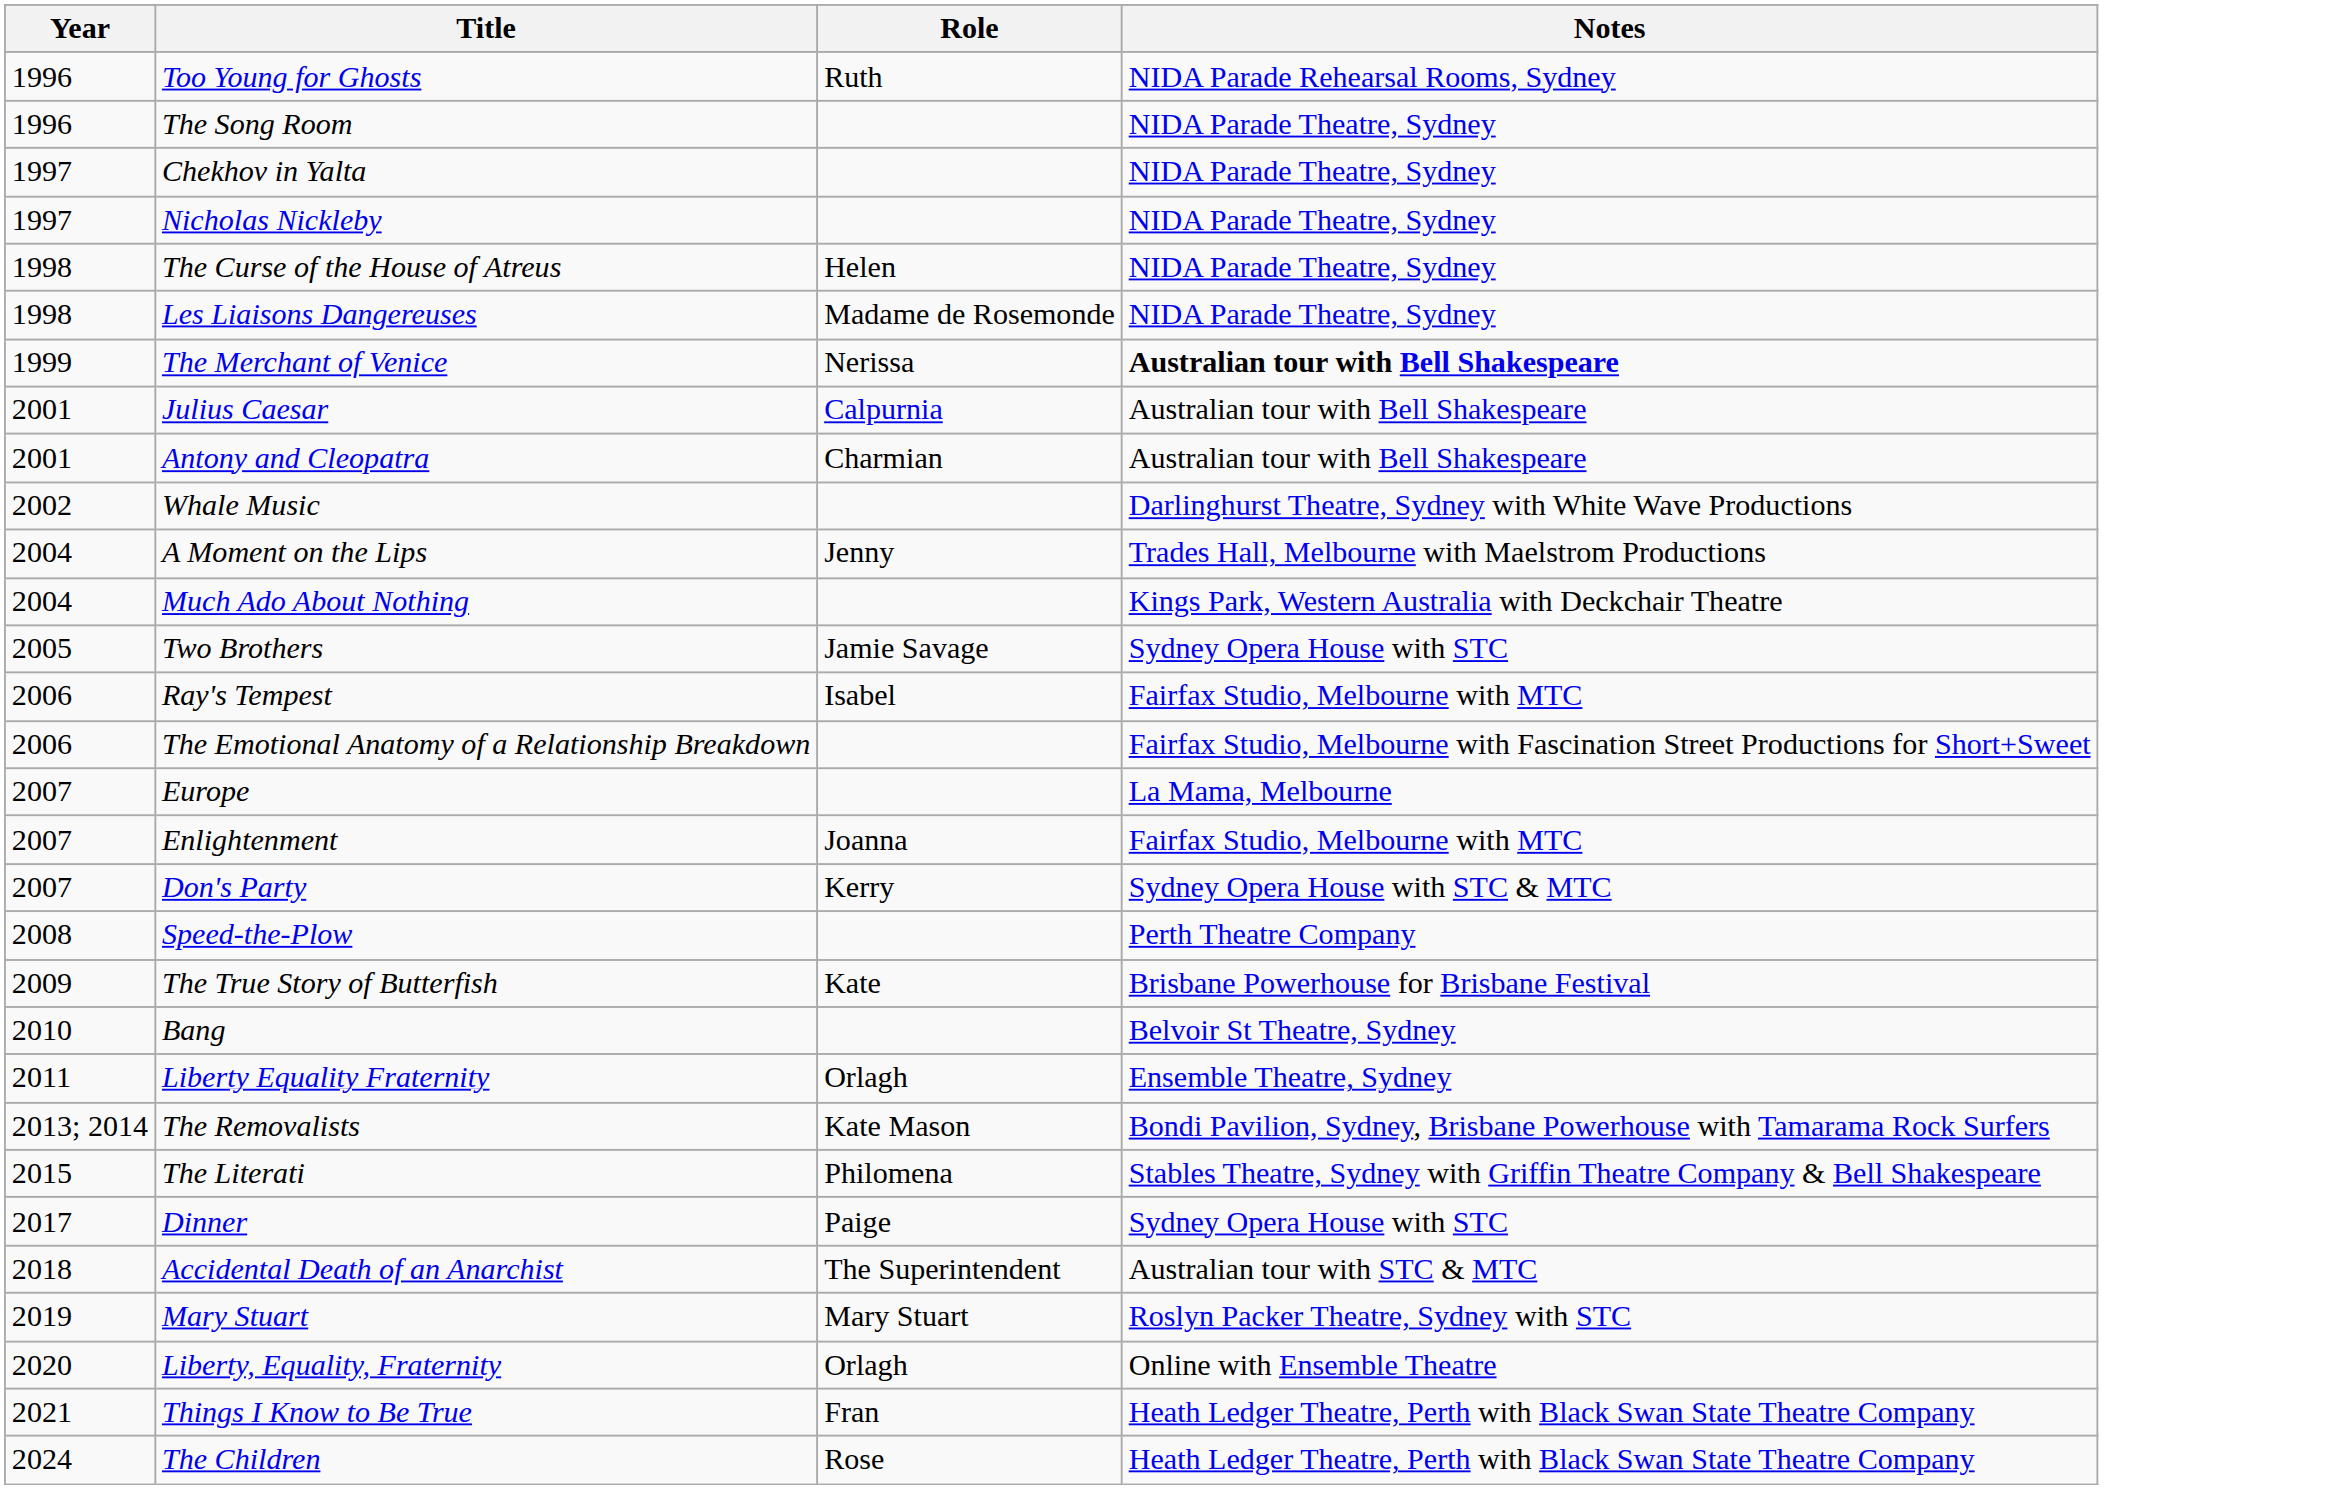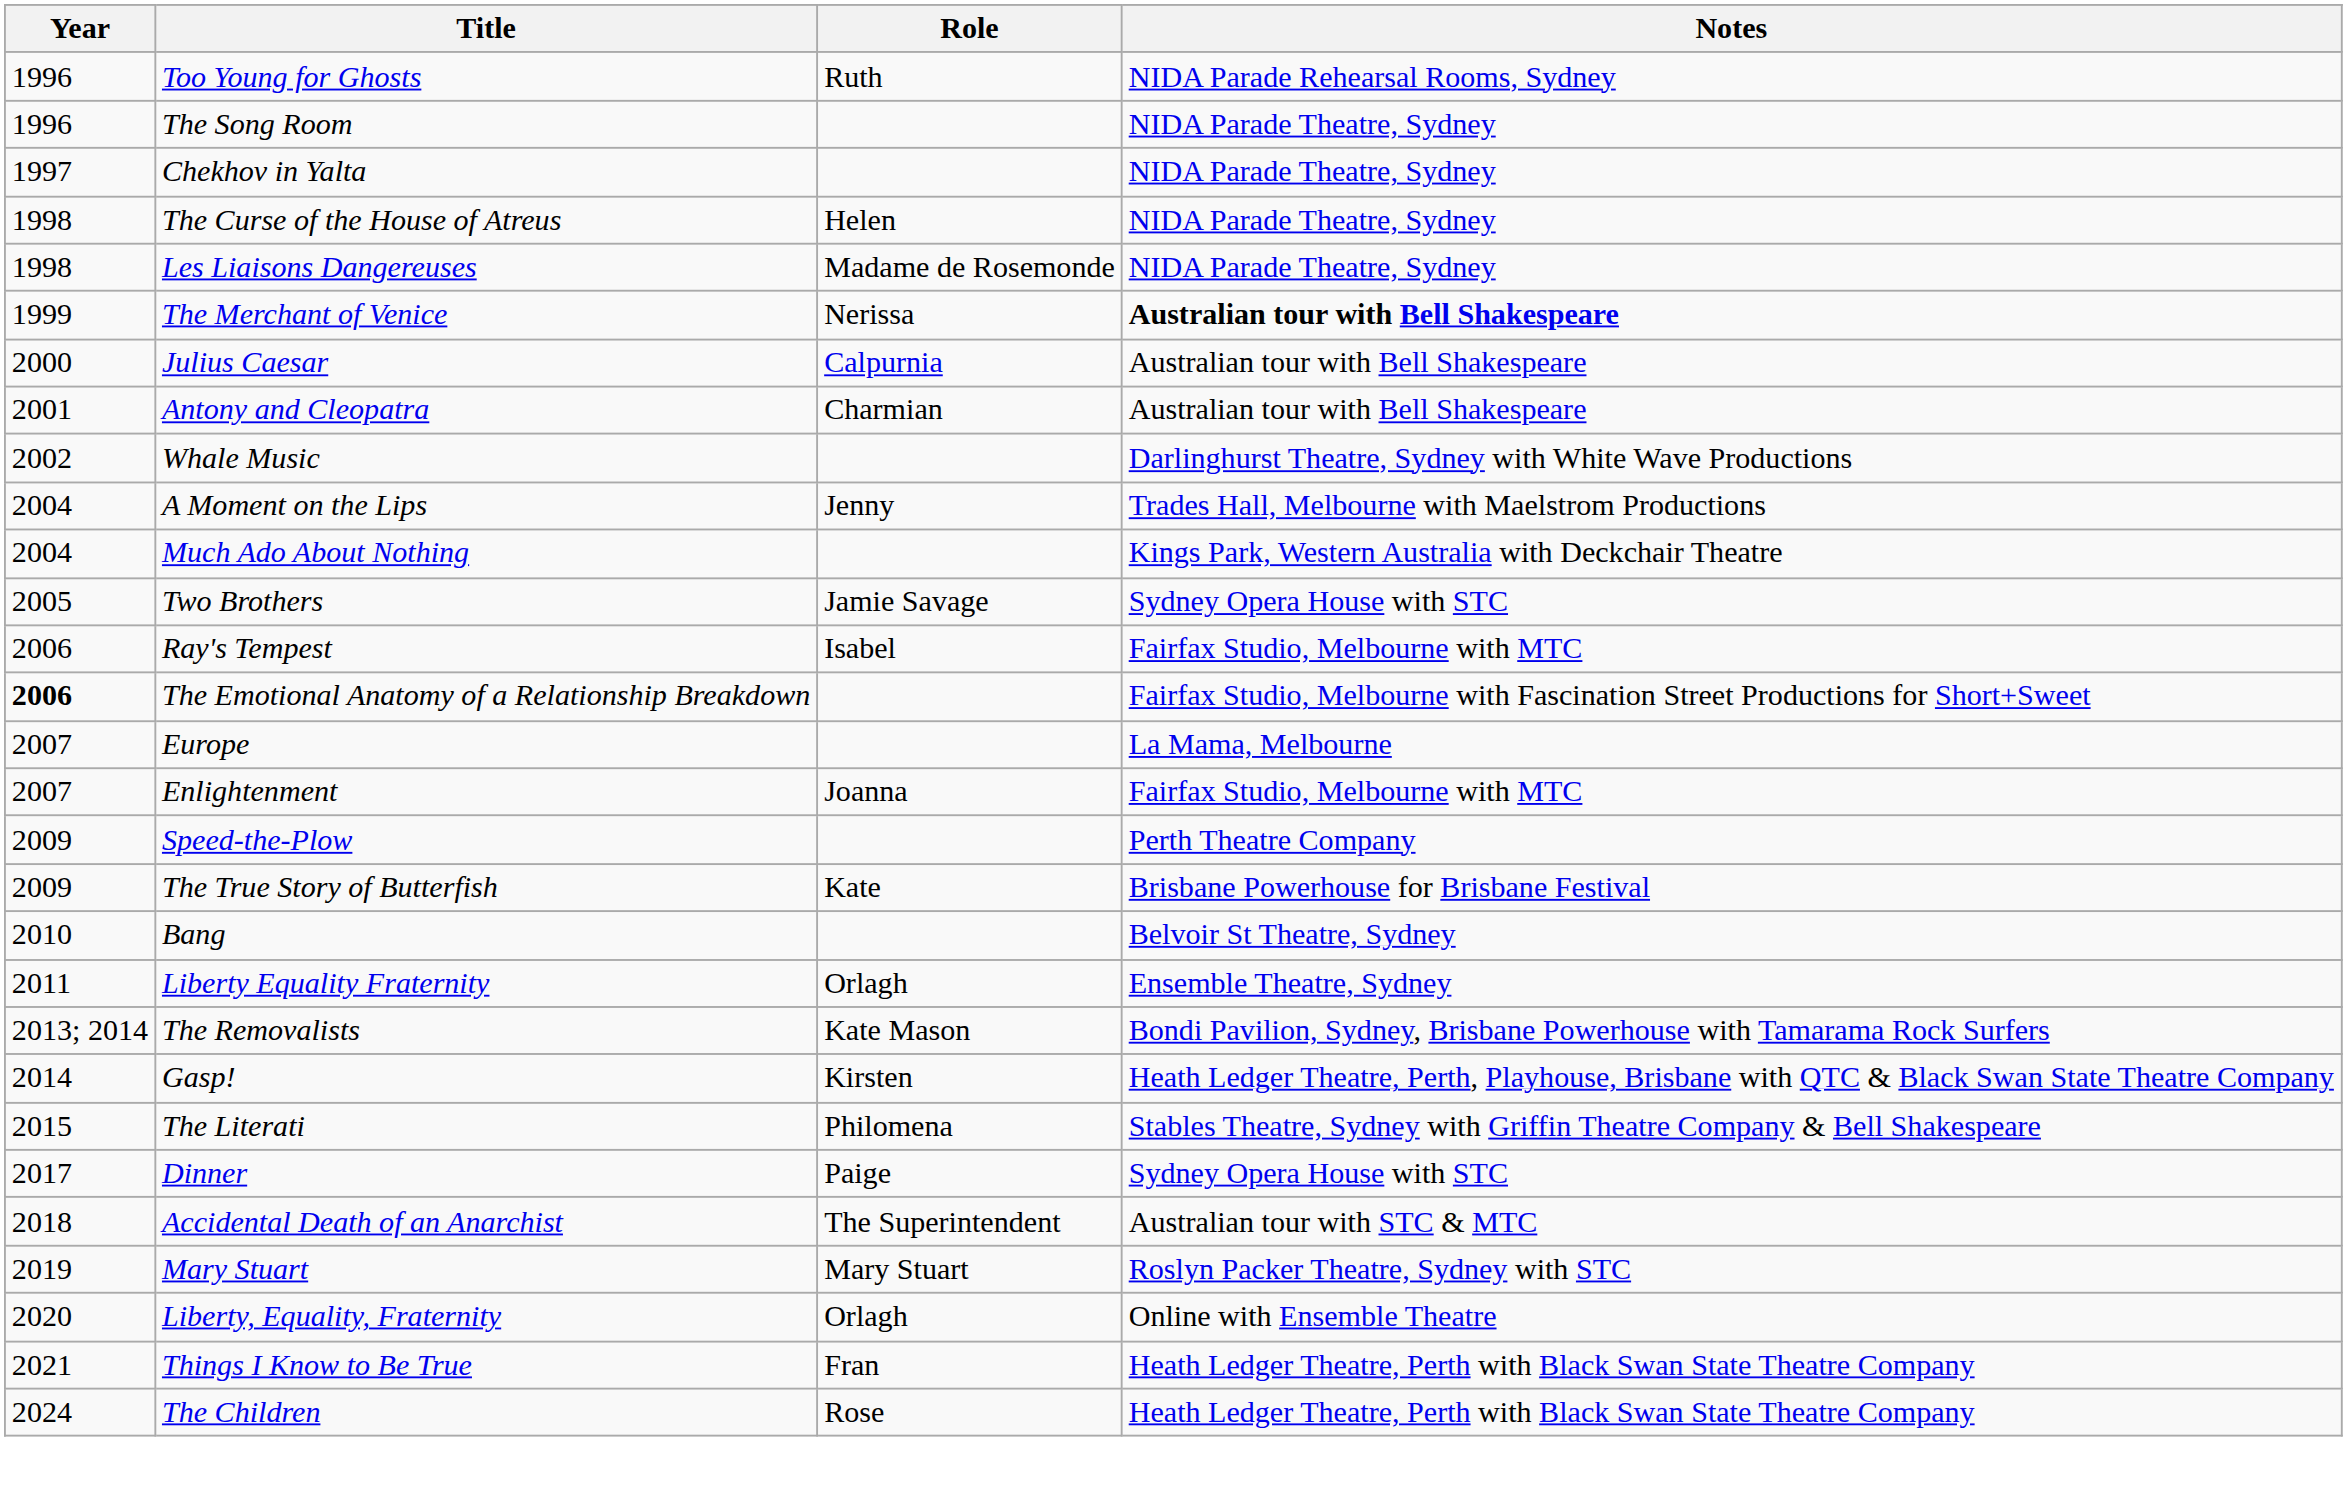- row: (272, 219)
(42, 409) 2001 -> (42, 362) 2000
(42, 743) normal -> (42, 696) bold
- row: (234, 887)
(42, 934) 2008 -> (42, 839) 2009
+ row: (199, 1077)
